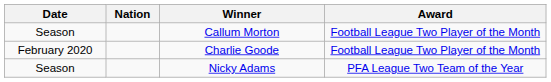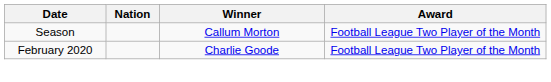- row: (242, 68)
